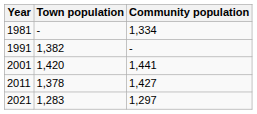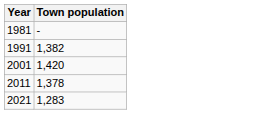- column: (189, 13)
